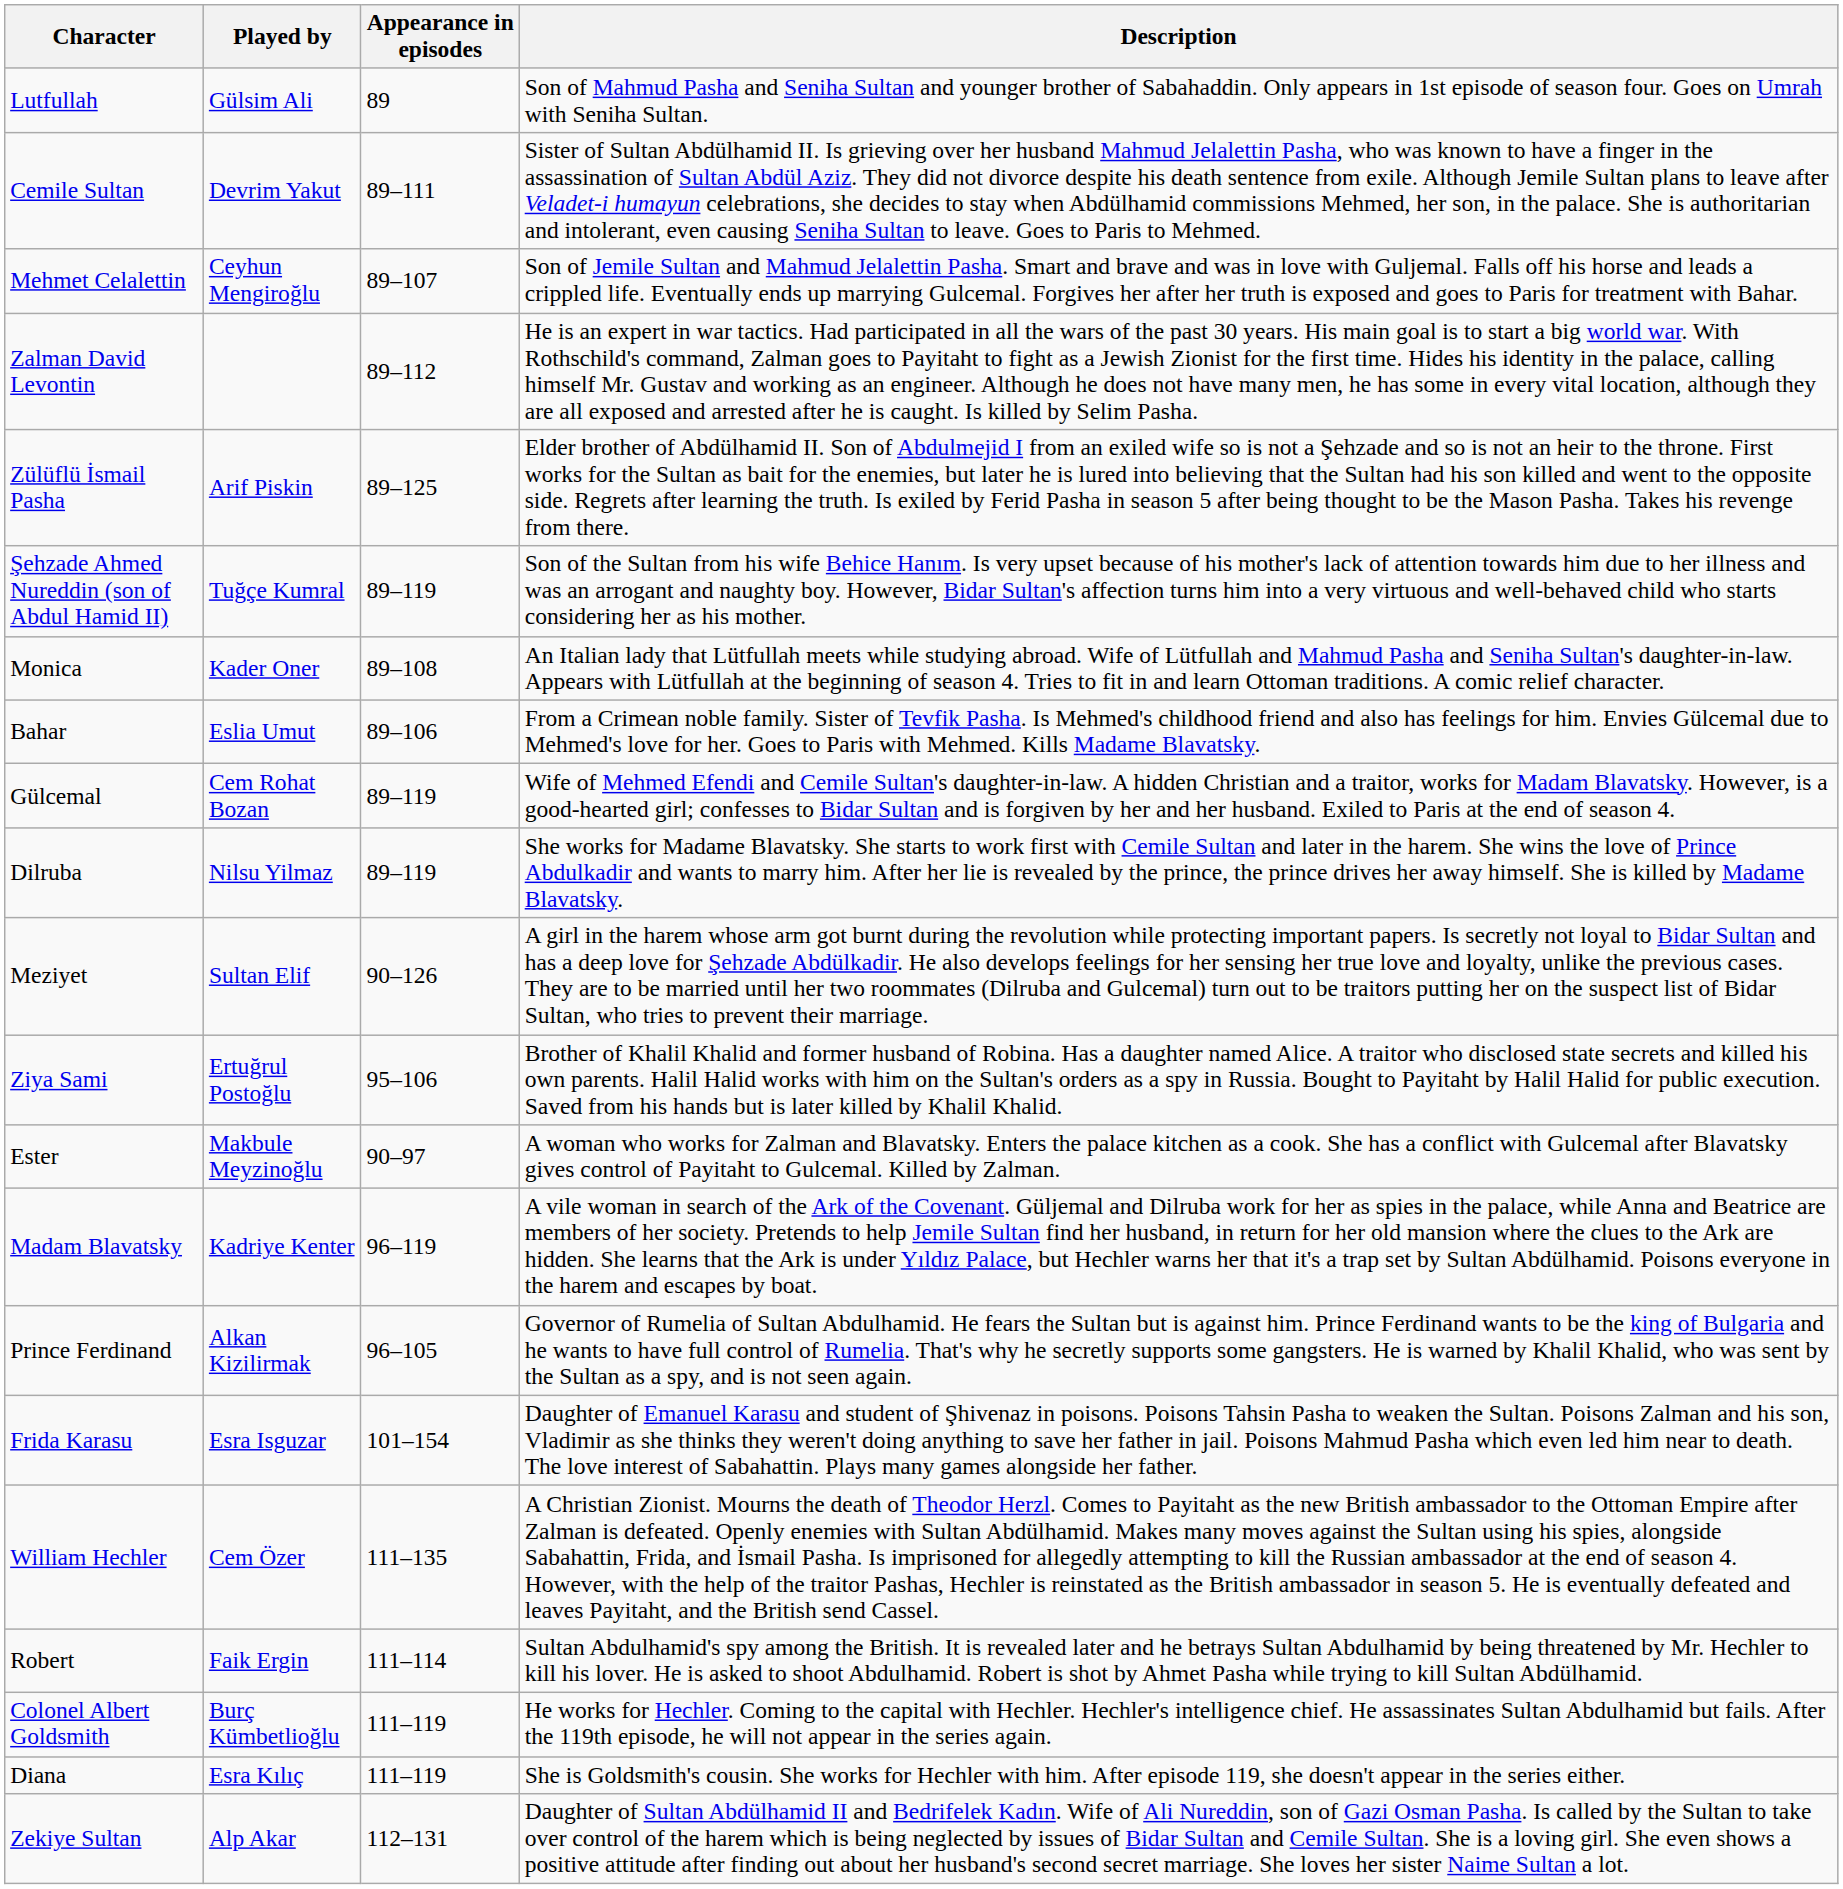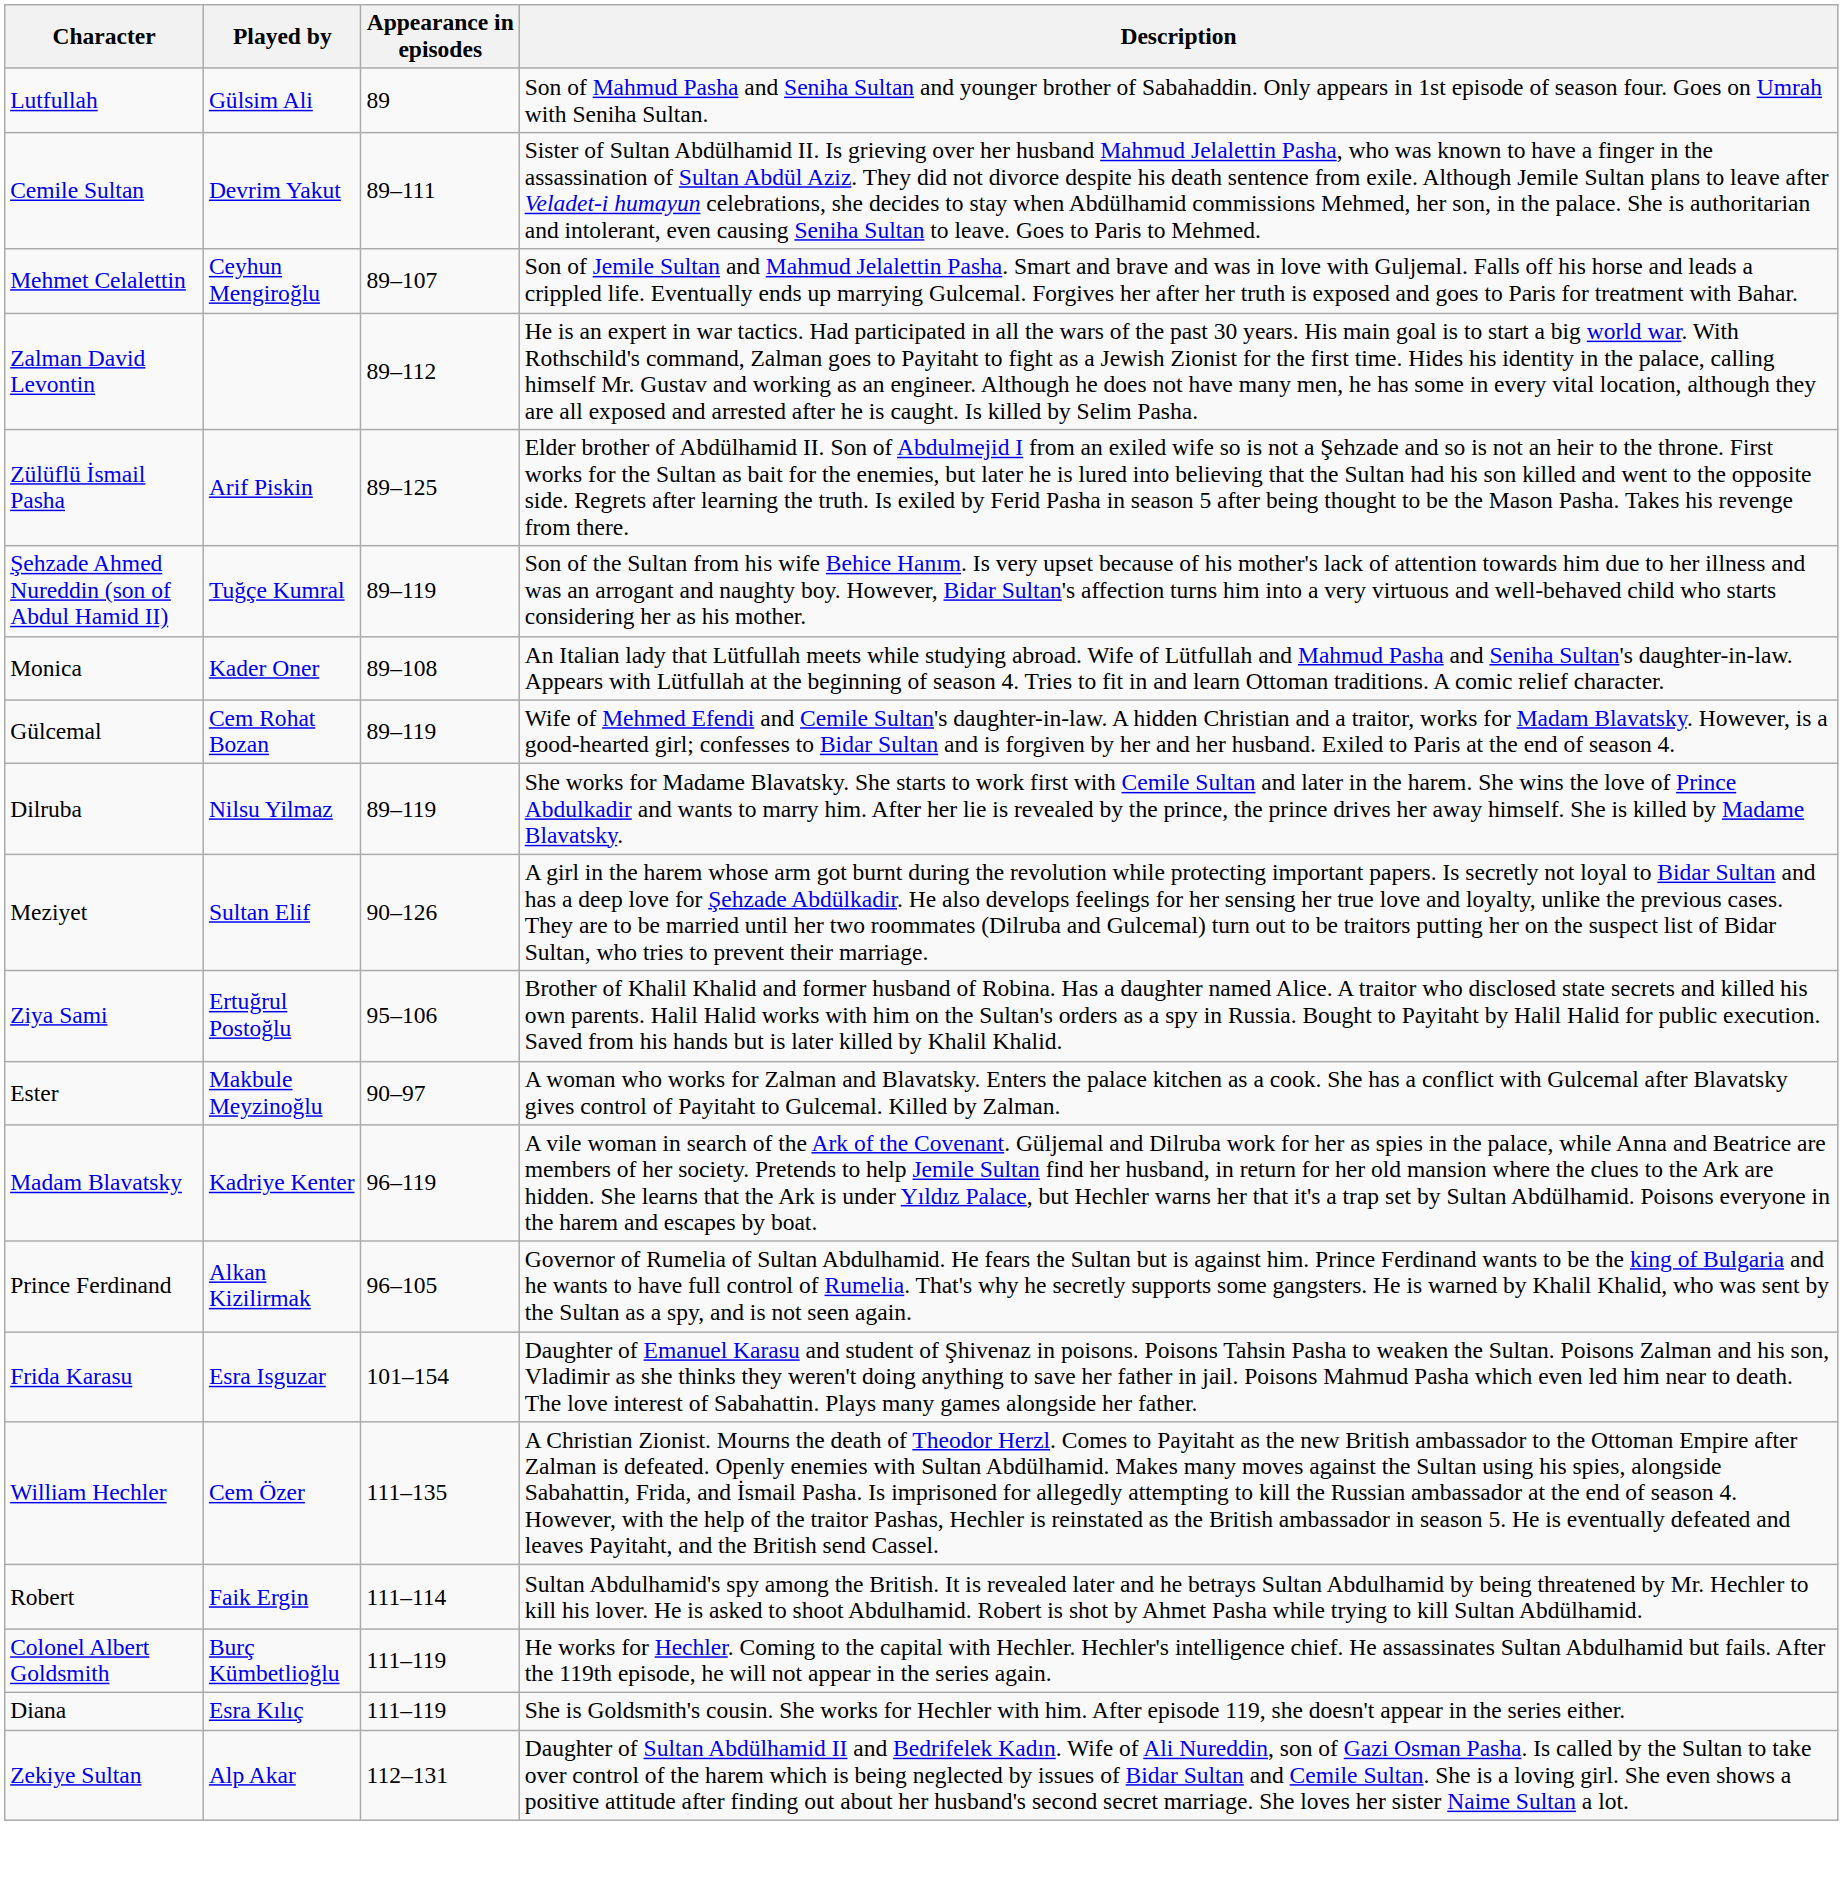- row: (38, 731)
